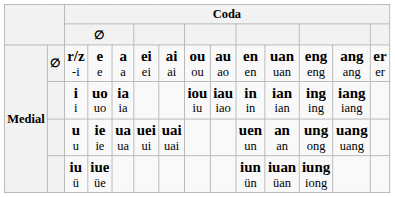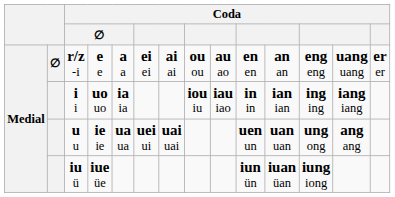(282, 63) uan uan -> (282, 63) an an
(352, 63) ang ang -> (352, 63) uang uang
(282, 137) an an -> (282, 137) uan uan
(352, 137) uang uang -> (352, 137) ang ang
